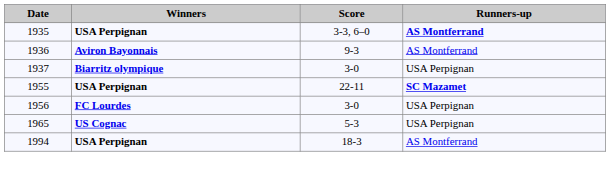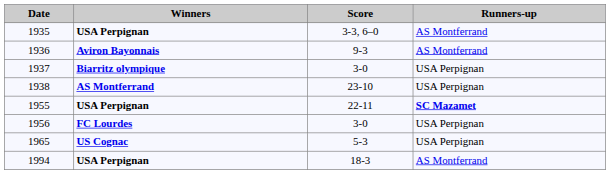(445, 32) bold -> (452, 32) normal
+ row: (39, 87)
